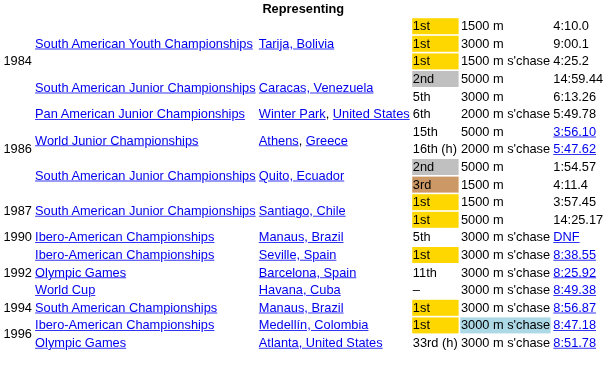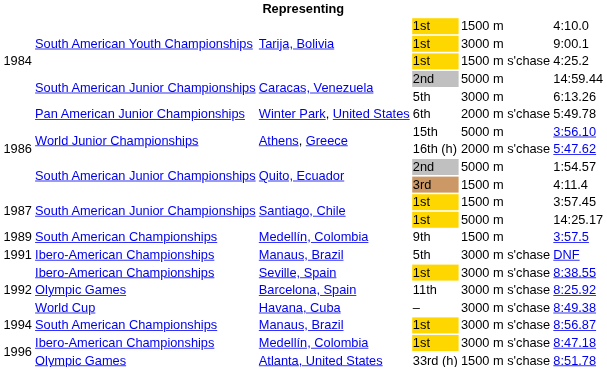+ row: (314, 237)
(18, 237) 1990 -> (18, 255) 1991
(506, 325) lightblue background -> (506, 343) no background
(506, 343) 3000 m s'chase -> (506, 360) 1500 m s'chase
